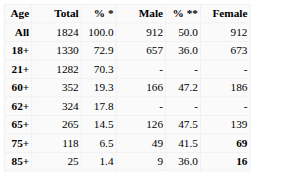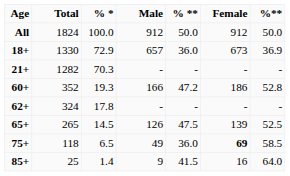+ column: (271, 13)
(188, 143) 41.5 -> (188, 143) 36.0
(188, 161) 36.0 -> (188, 161) 41.5
(242, 161) bold -> (242, 161) normal
